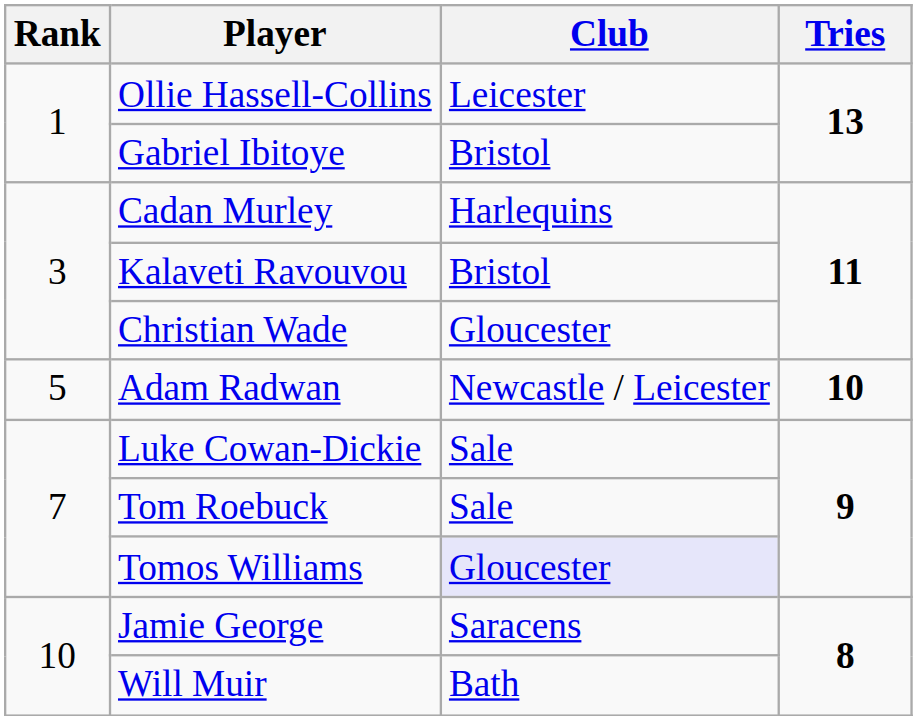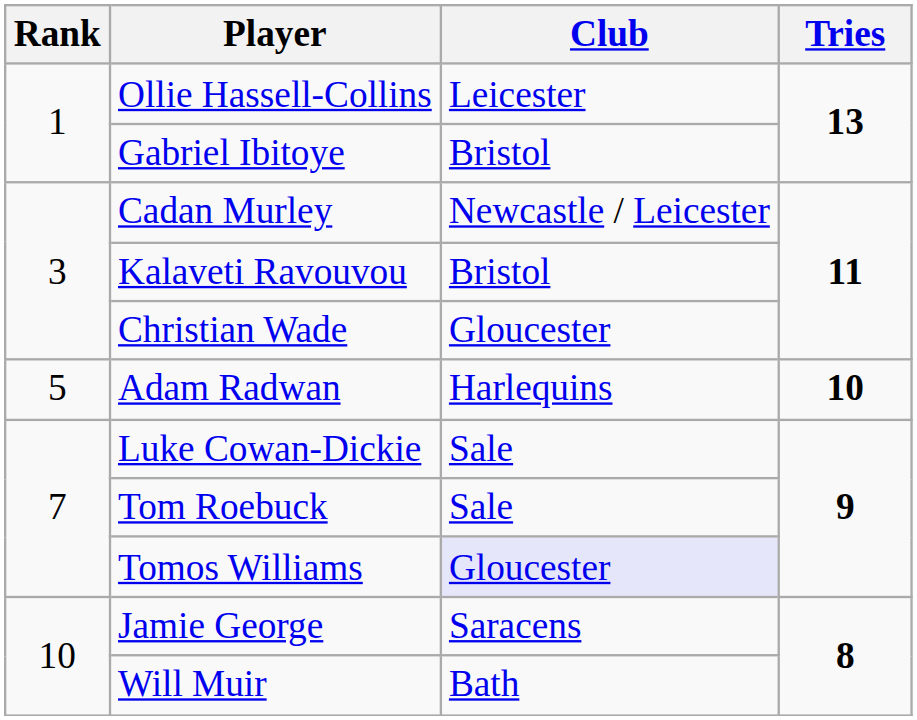(531, 211) Harlequins -> (609, 211) Newcastle / Leicester
(609, 388) Newcastle / Leicester -> (531, 388) Harlequins
